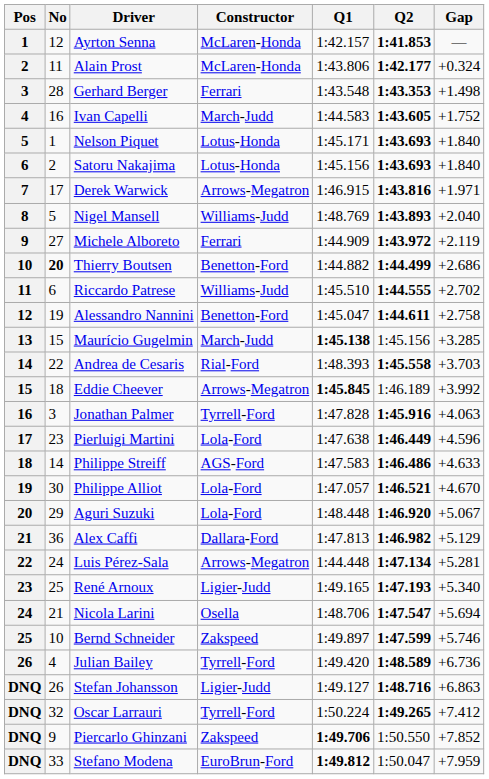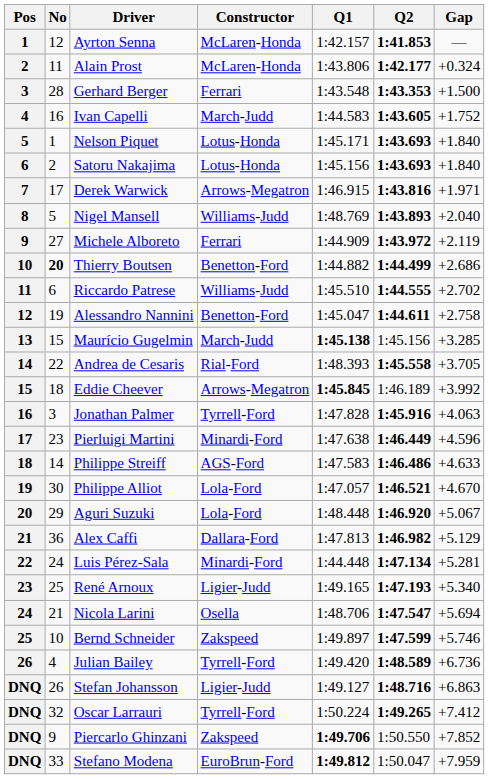(459, 91) +1.498 -> (459, 91) +1.500
(459, 364) +3.703 -> (459, 364) +3.705
(231, 438) Lola-Ford -> (242, 438) Minardi-Ford
(255, 562) Arrows-Megatron -> (242, 562) Minardi-Ford
